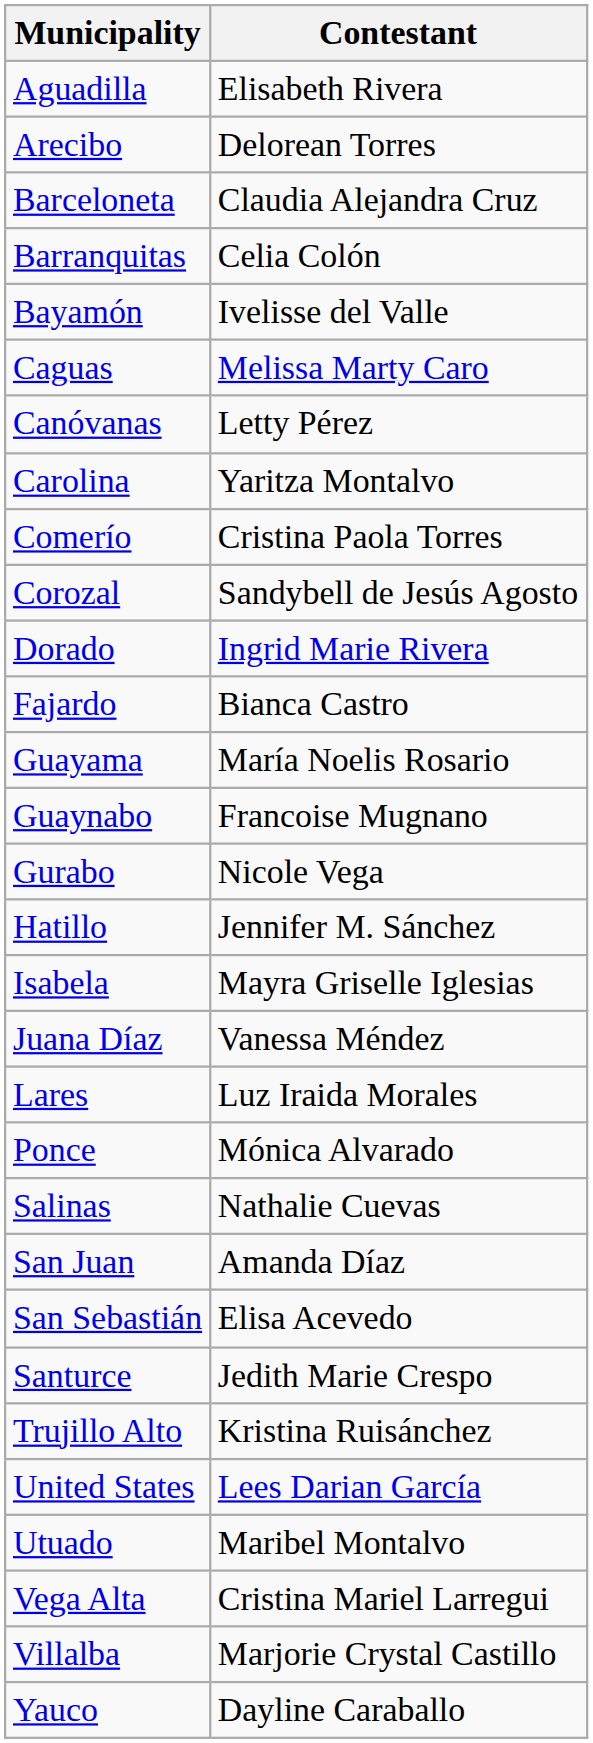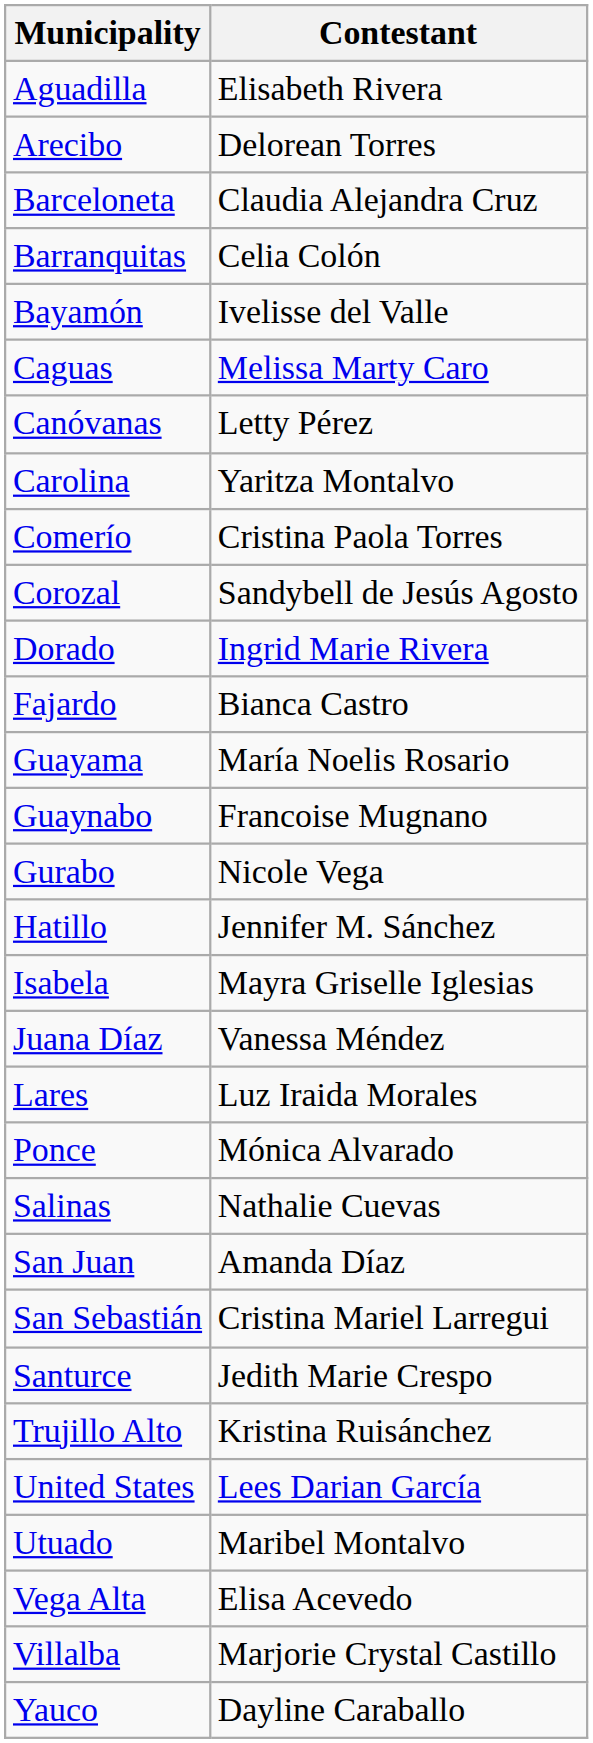(315, 1318) Elisa Acevedo -> (383, 1318) Cristina Mariel Larregui
(383, 1597) Cristina Mariel Larregui -> (315, 1597) Elisa Acevedo
